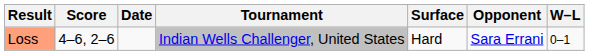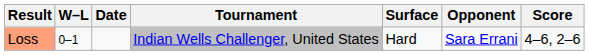columns swapped: (565, 15) <-> (86, 15)
